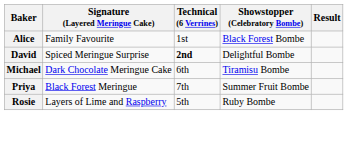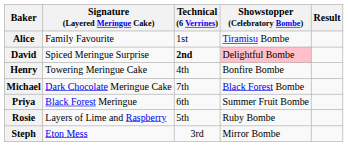(263, 39) Black Forest Bombe -> (256, 39) Tiramisu Bombe
(258, 54) no background -> (258, 54) pink background
+ row: (24, 70)
(183, 70) 6th -> (183, 86) 7th
(256, 70) Tiramisu Bombe -> (263, 86) Black Forest Bombe
(183, 86) 7th -> (183, 102) 6th
+ row: (24, 133)
